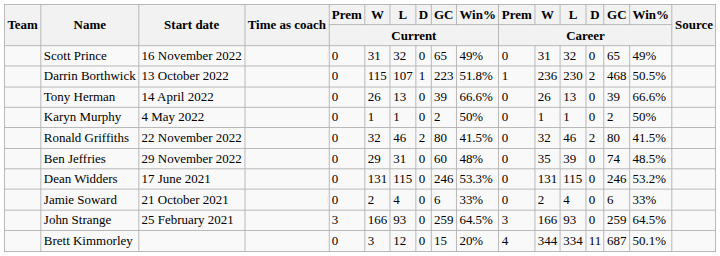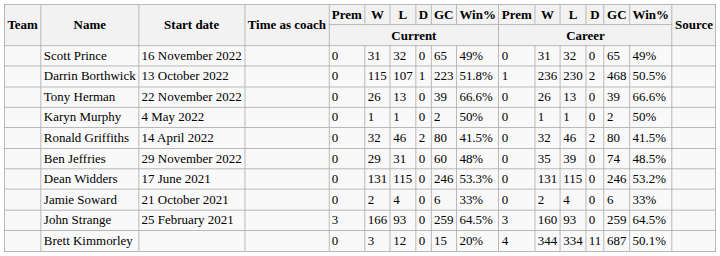(178, 96) 14 April 2022 -> (192, 96) 22 November 2022
(192, 138) 22 November 2022 -> (178, 138) 14 April 2022
(548, 220) 166 -> (548, 220) 160
